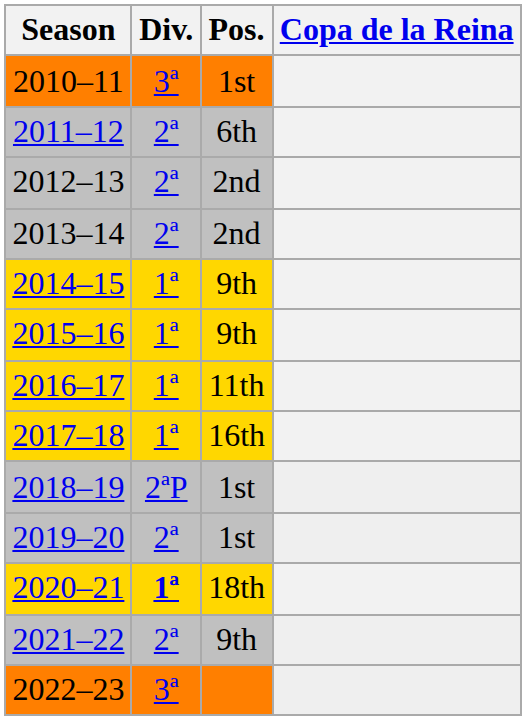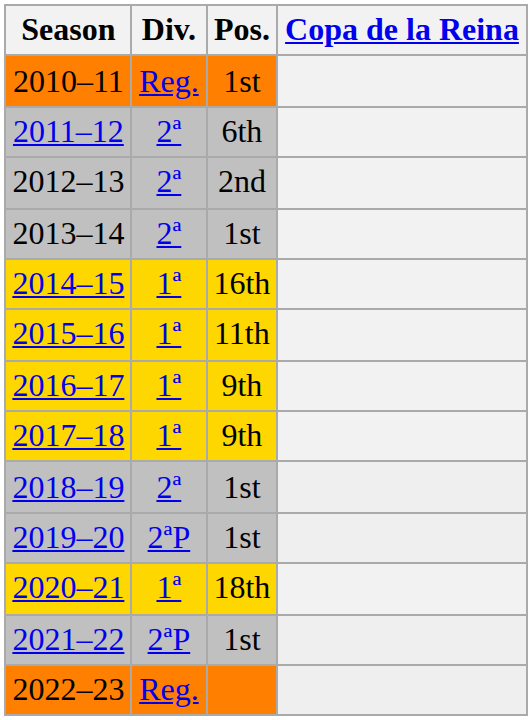(166, 80) 3ª -> (169, 80) Reg.
(237, 232) 2nd -> (242, 232) 1st
(237, 283) 9th -> (242, 283) 16th
(237, 334) 9th -> (242, 334) 11th
(237, 385) 11th -> (242, 385) 9th
(237, 435) 16th -> (242, 435) 9th
(166, 486) 2ªP -> (169, 486) 2ª
(166, 537) 2ª -> (169, 537) 2ªP
(166, 588) bold -> (169, 588) normal
(166, 638) 2ª -> (169, 638) 2ªP
(237, 638) 9th -> (242, 638) 1st
(166, 689) 3ª -> (169, 689) Reg.
